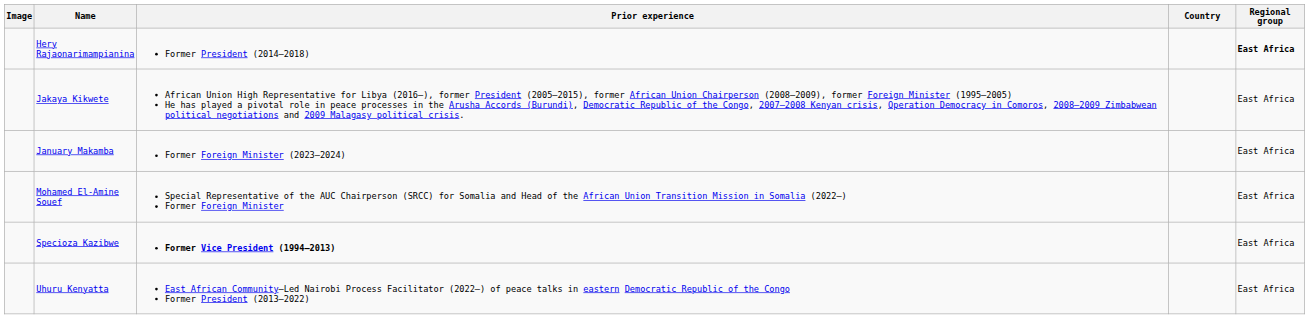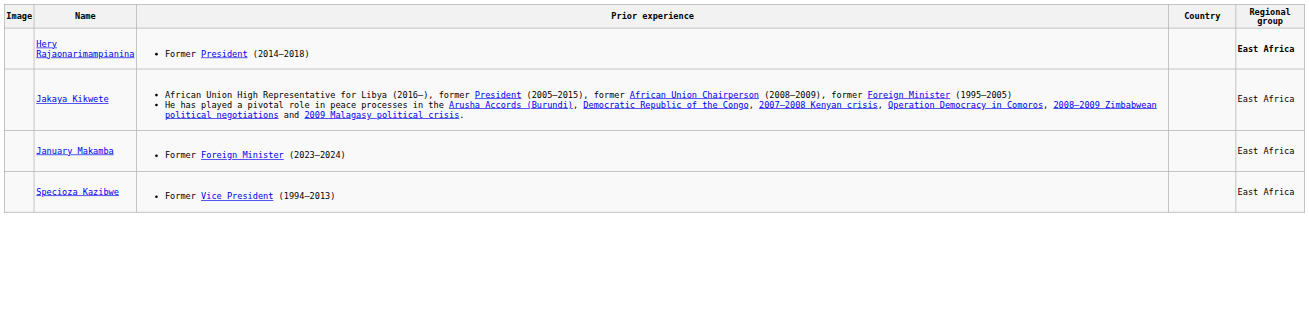- row: (78, 197)
(653, 248) bold -> (653, 197) normal
- row: (72, 289)
